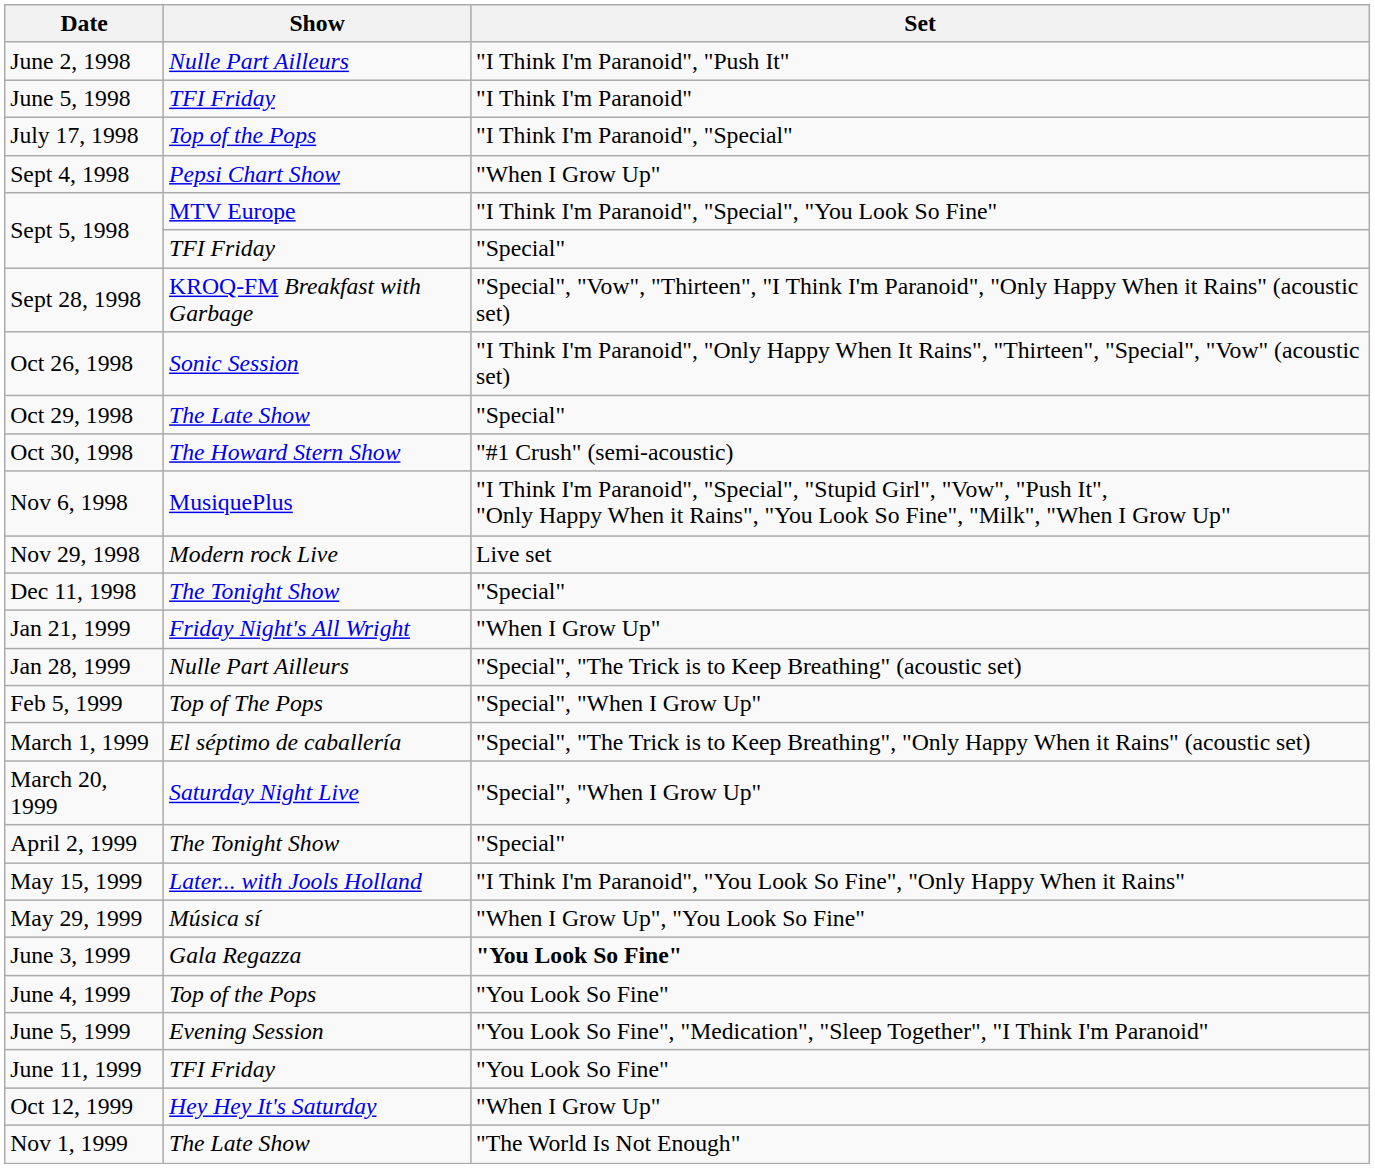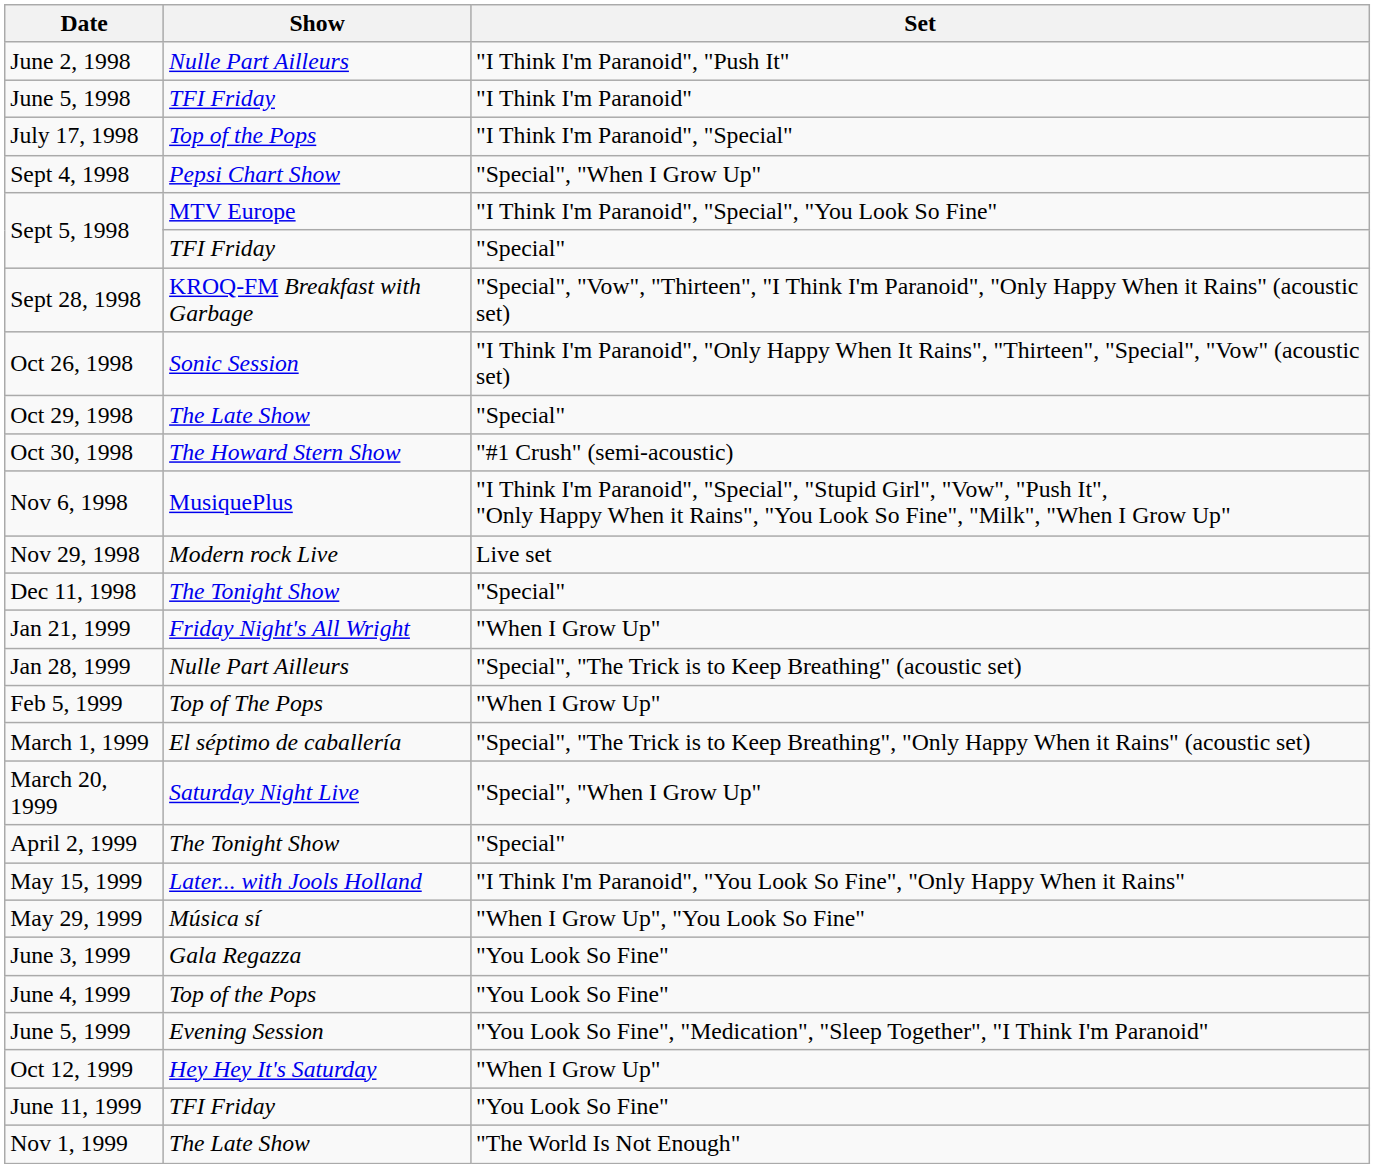(568, 173) "When I Grow Up" -> (619, 173) "Special", "When I Grow Up"
(619, 704) "Special", "When I Grow Up" -> (568, 704) "When I Grow Up"
(579, 956) bold -> (572, 956) normal
rows swapped: (76, 1068) <-> (72, 1106)
